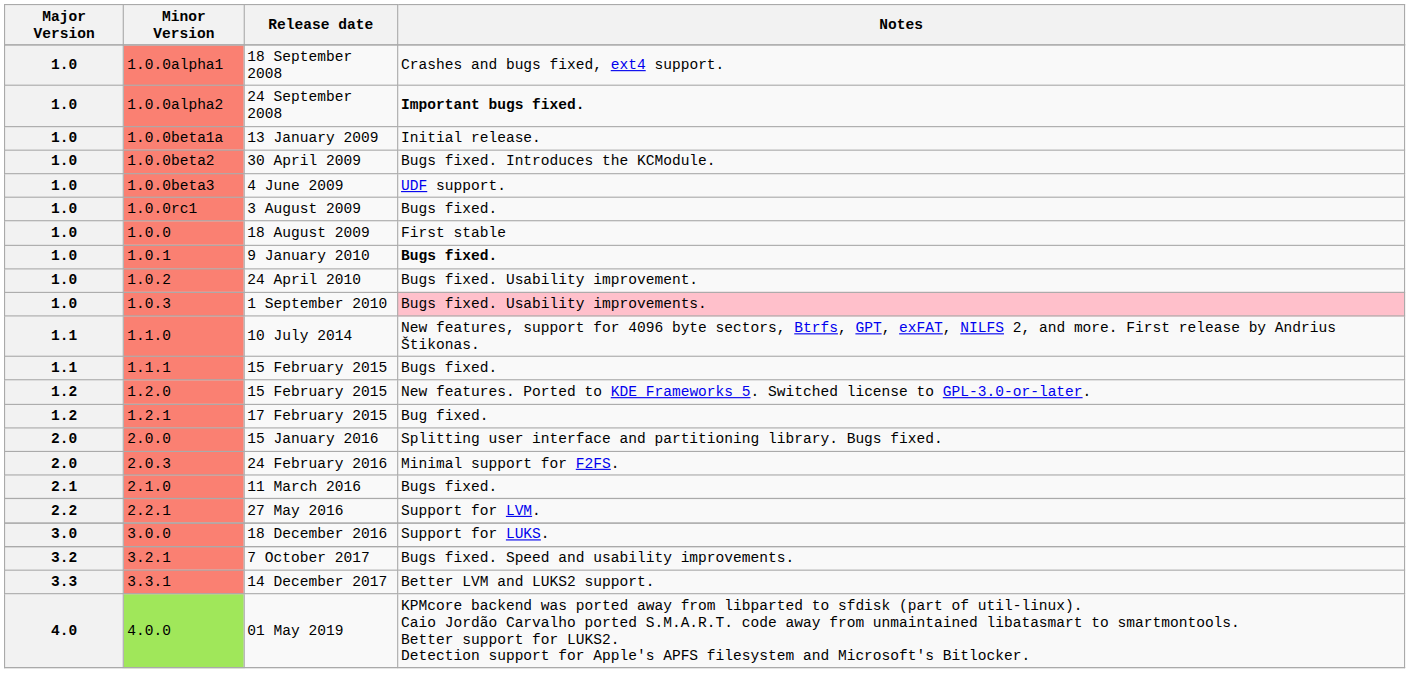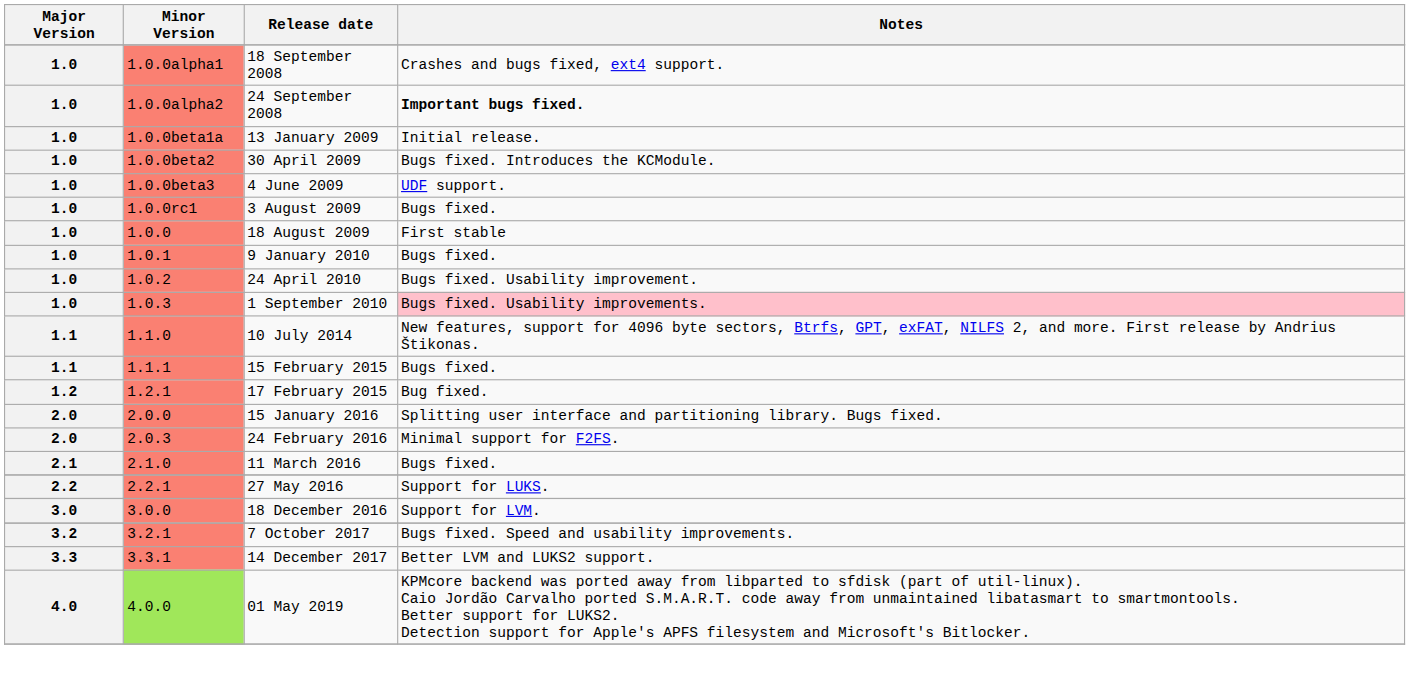(449, 257) bold -> (449, 257) normal
- row: (149, 392)
(471, 511) Support for LVM. -> (475, 487) Support for LUKS.
(475, 534) Support for LUKS. -> (471, 511) Support for LVM.
